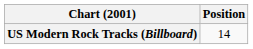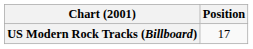(224, 33) 14 -> (224, 33) 17
